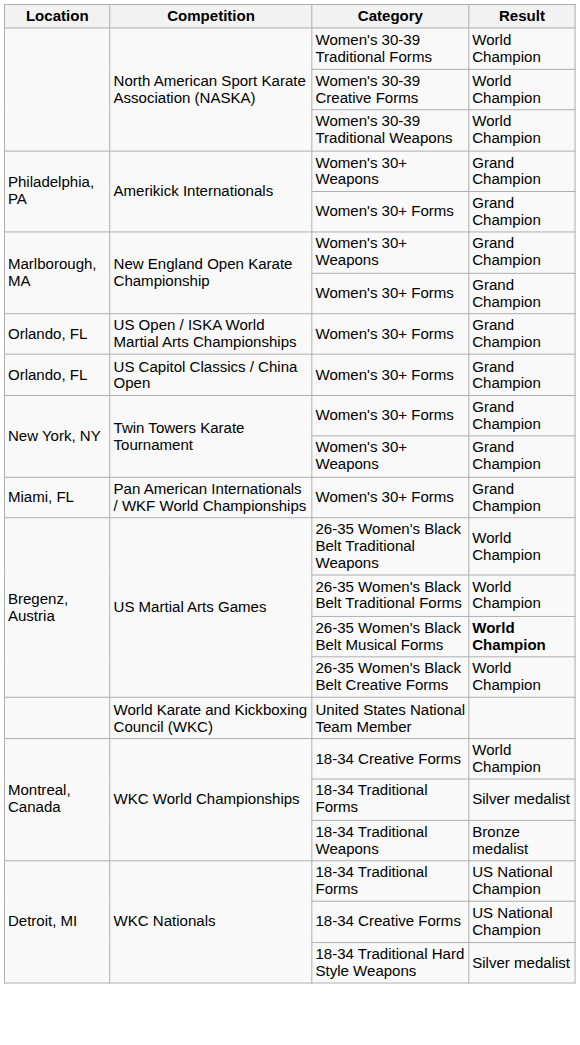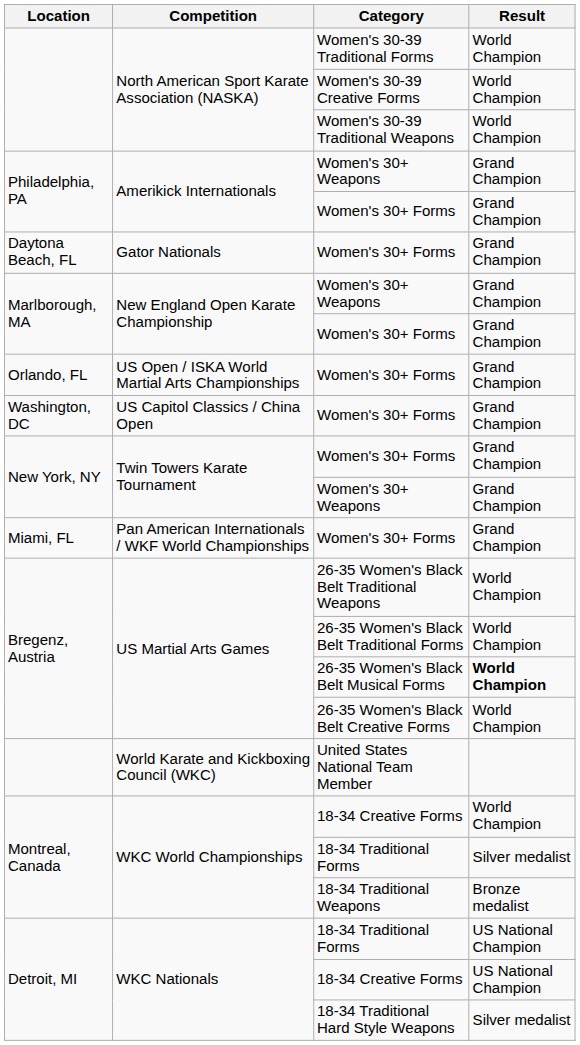+ row: (169, 252)
(48, 374) Orlando, FL -> (49, 415) Washington, DC
